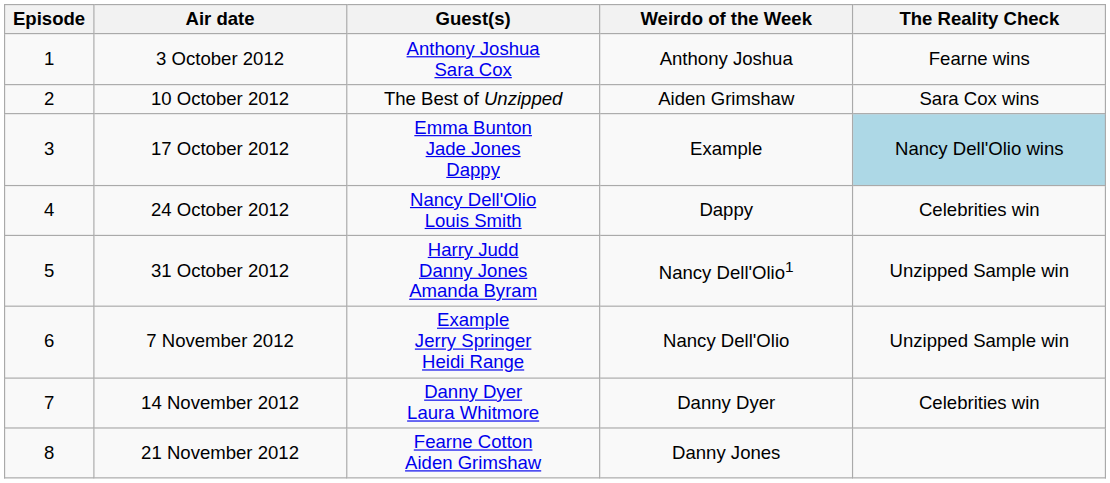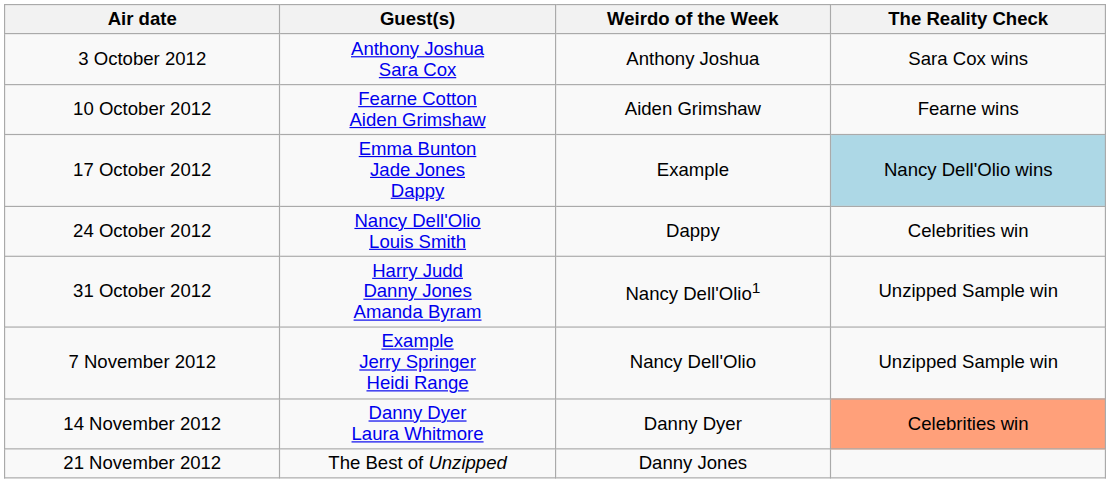- column: (49, 19)
(979, 59) Fearne wins -> (968, 59) Sara Cox wins
(473, 98) The Best of Unzipped -> (418, 109) Fearne Cotton Aiden Grimshaw
(979, 98) Sara Cox wins -> (968, 109) Fearne wins
(979, 402) no background -> (968, 423) lightsalmon background
(473, 453) Fearne Cotton Aiden Grimshaw -> (418, 463) The Best of Unzipped
